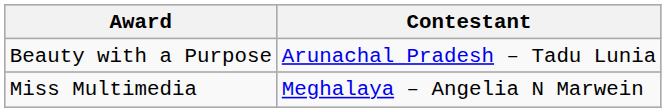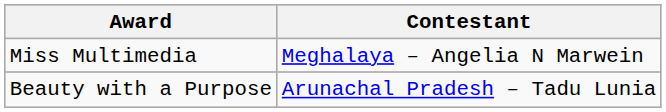rows swapped: (141, 56) <-> (103, 90)
